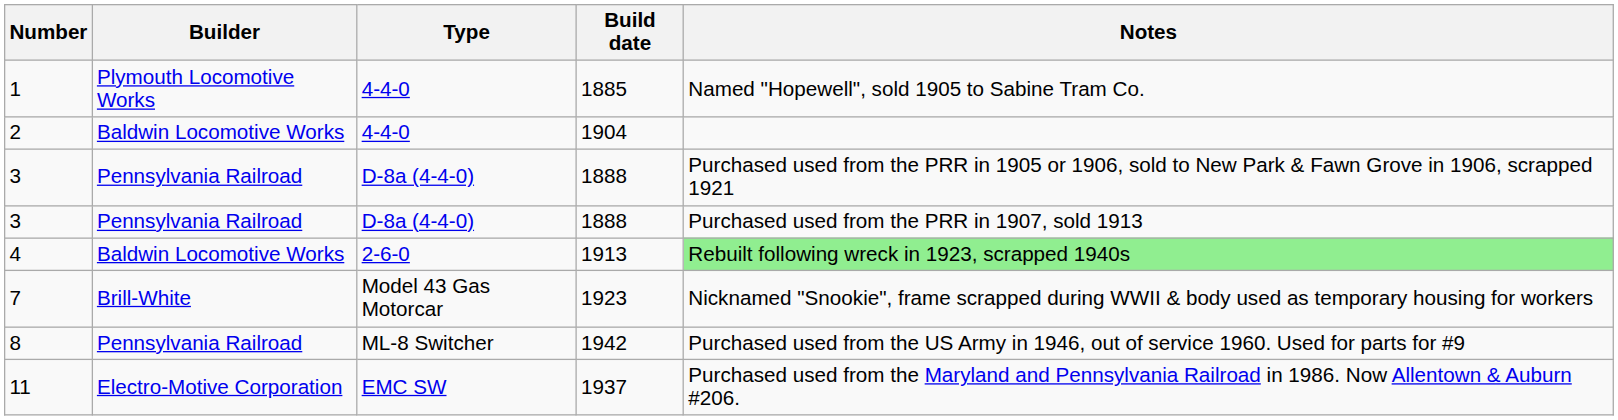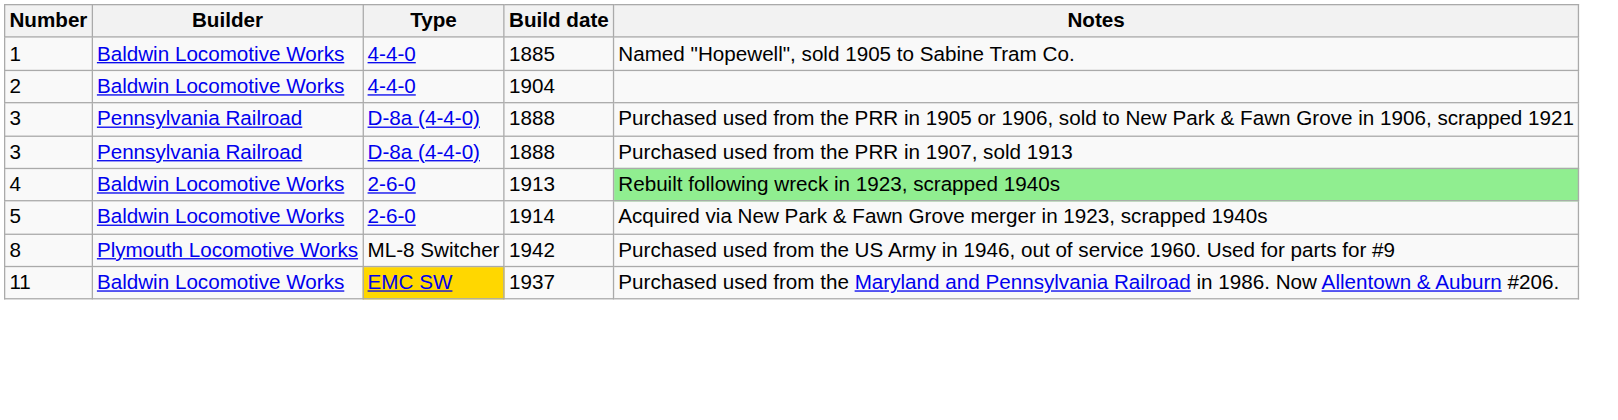(196, 88) Plymouth Locomotive Works -> (221, 53) Baldwin Locomotive Works
+ row: (15, 217)
- row: (15, 298)
(200, 342) Pennsylvania Railroad -> (227, 250) Plymouth Locomotive Works
(220, 387) Electro-Motive Corporation -> (221, 282) Baldwin Locomotive Works
(404, 387) no background -> (410, 282) gold background
